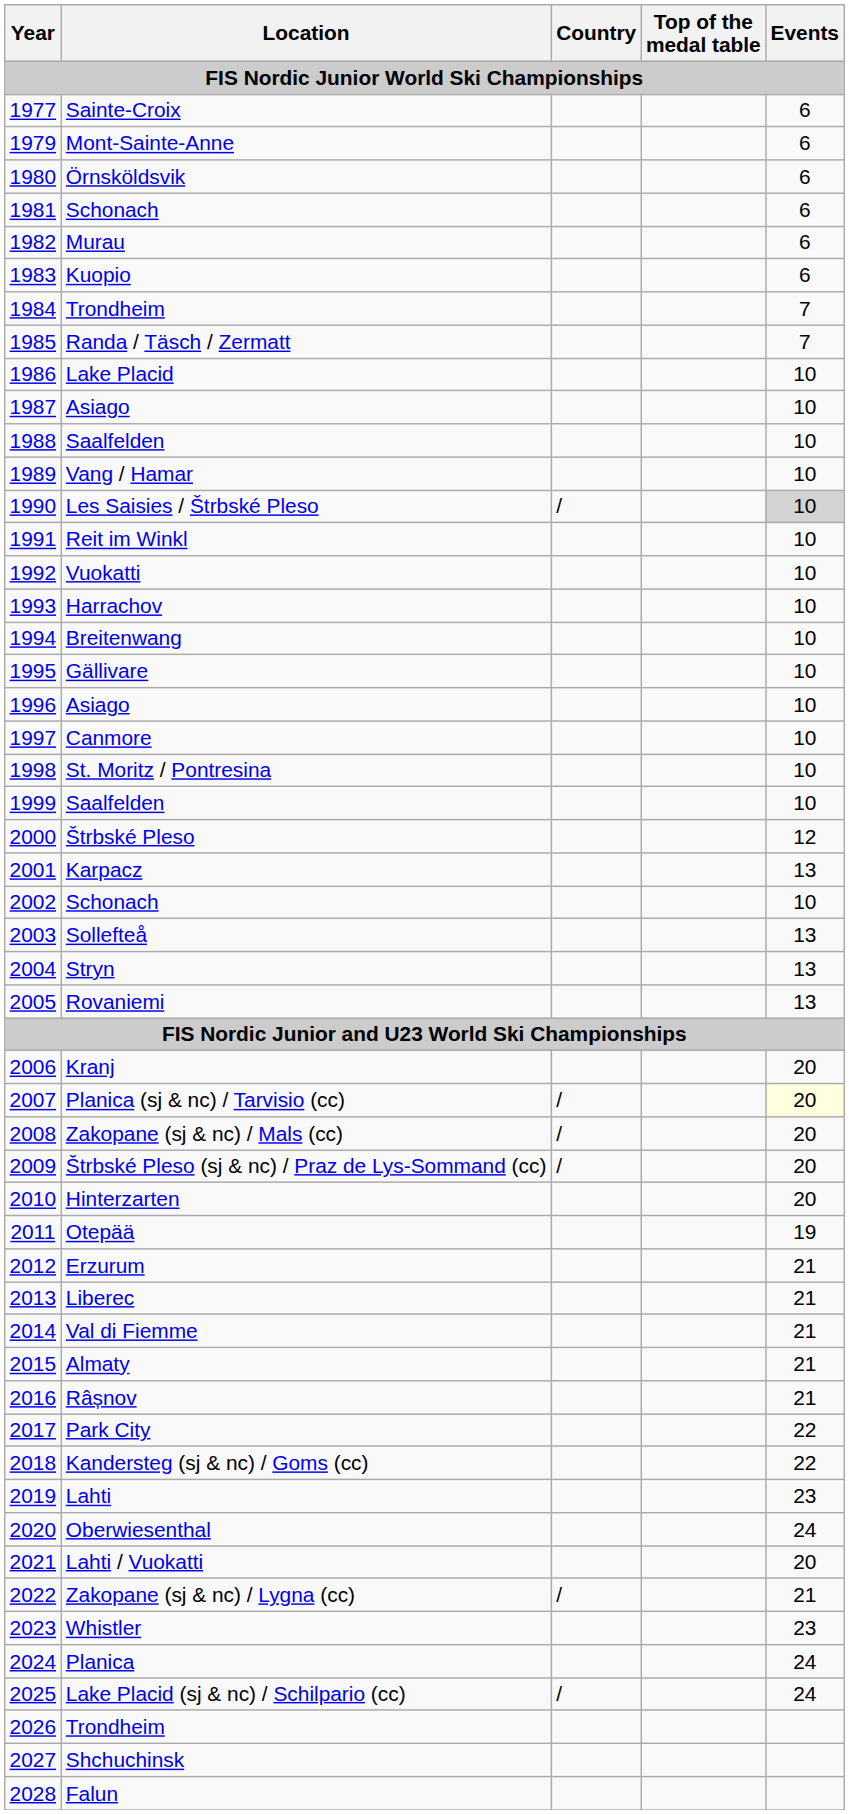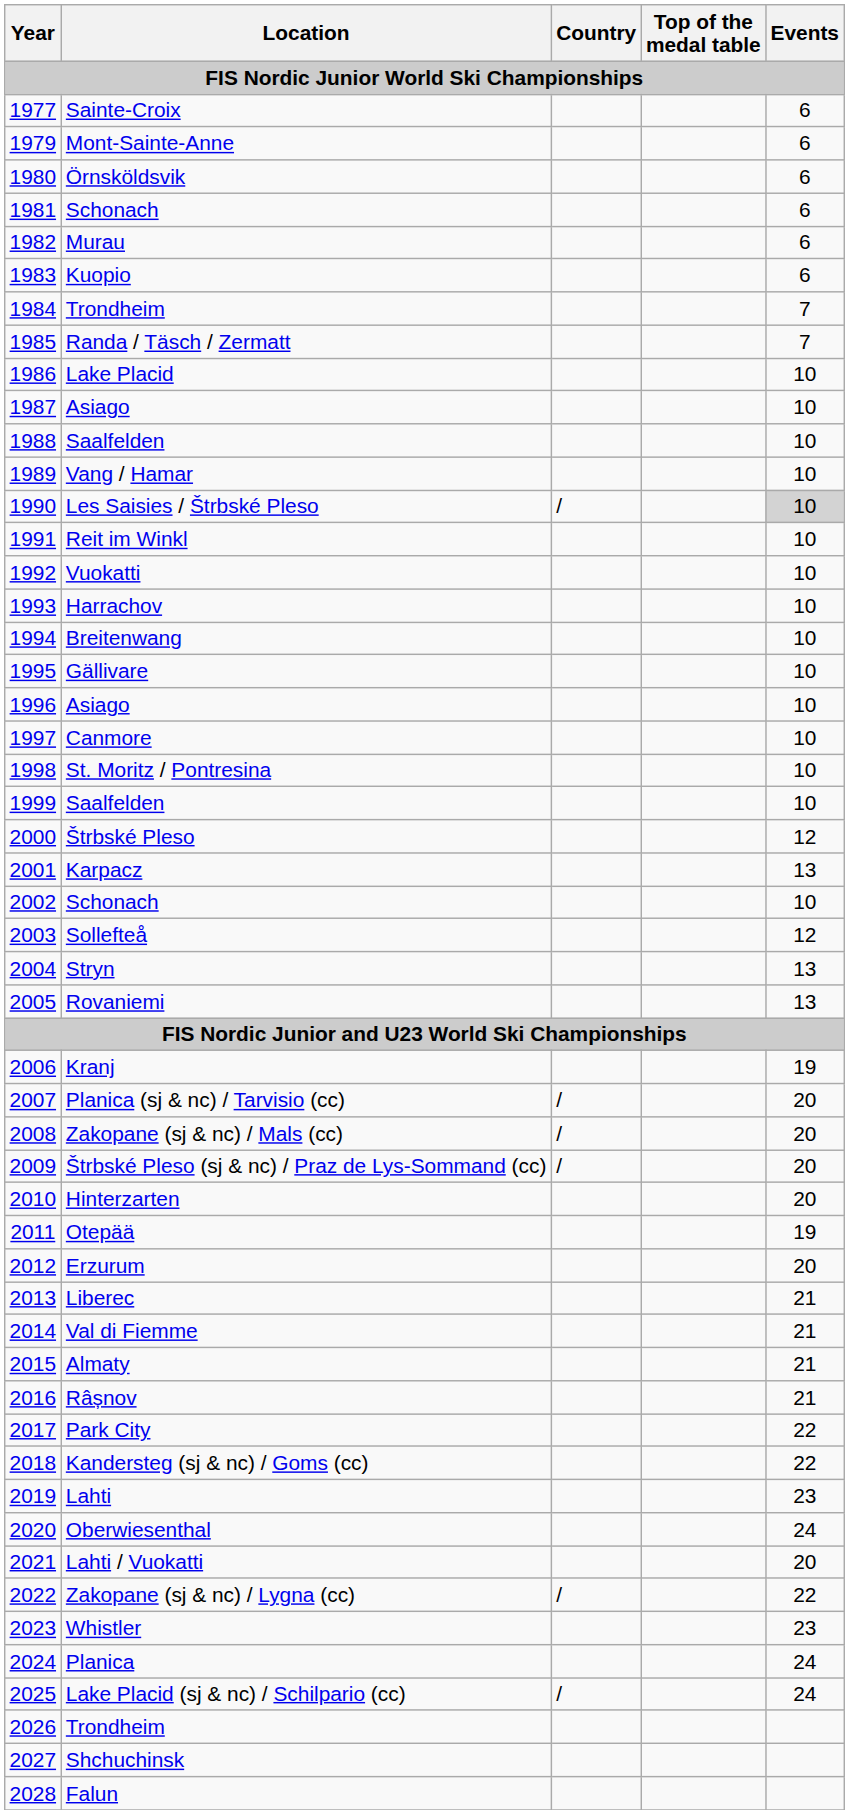(805, 935) 13 -> (805, 935) 12
(805, 1067) 20 -> (805, 1067) 19
(805, 1100) lightyellow background -> (805, 1100) no background
(805, 1265) 21 -> (805, 1265) 20
(805, 1595) 21 -> (805, 1595) 22
